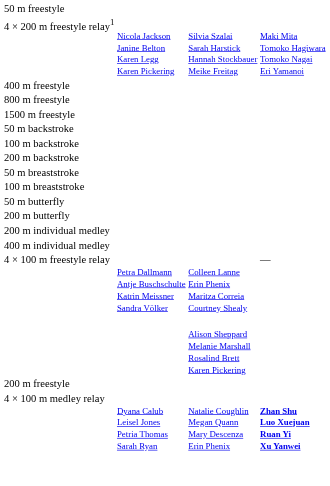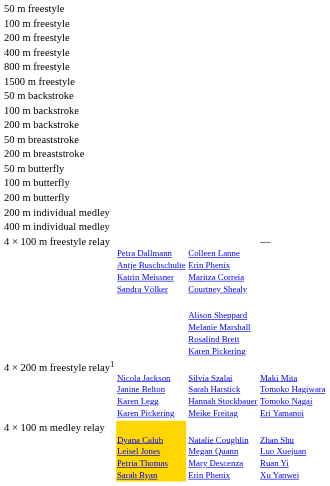+ row: (37, 23)
rows swapped: (37, 383) <-> (59, 25)
- row: (44, 187)
+ row: (44, 154)
+ row: (37, 183)
(142, 428) no background -> (142, 457) gold background
(285, 428) bold -> (283, 457) normal
